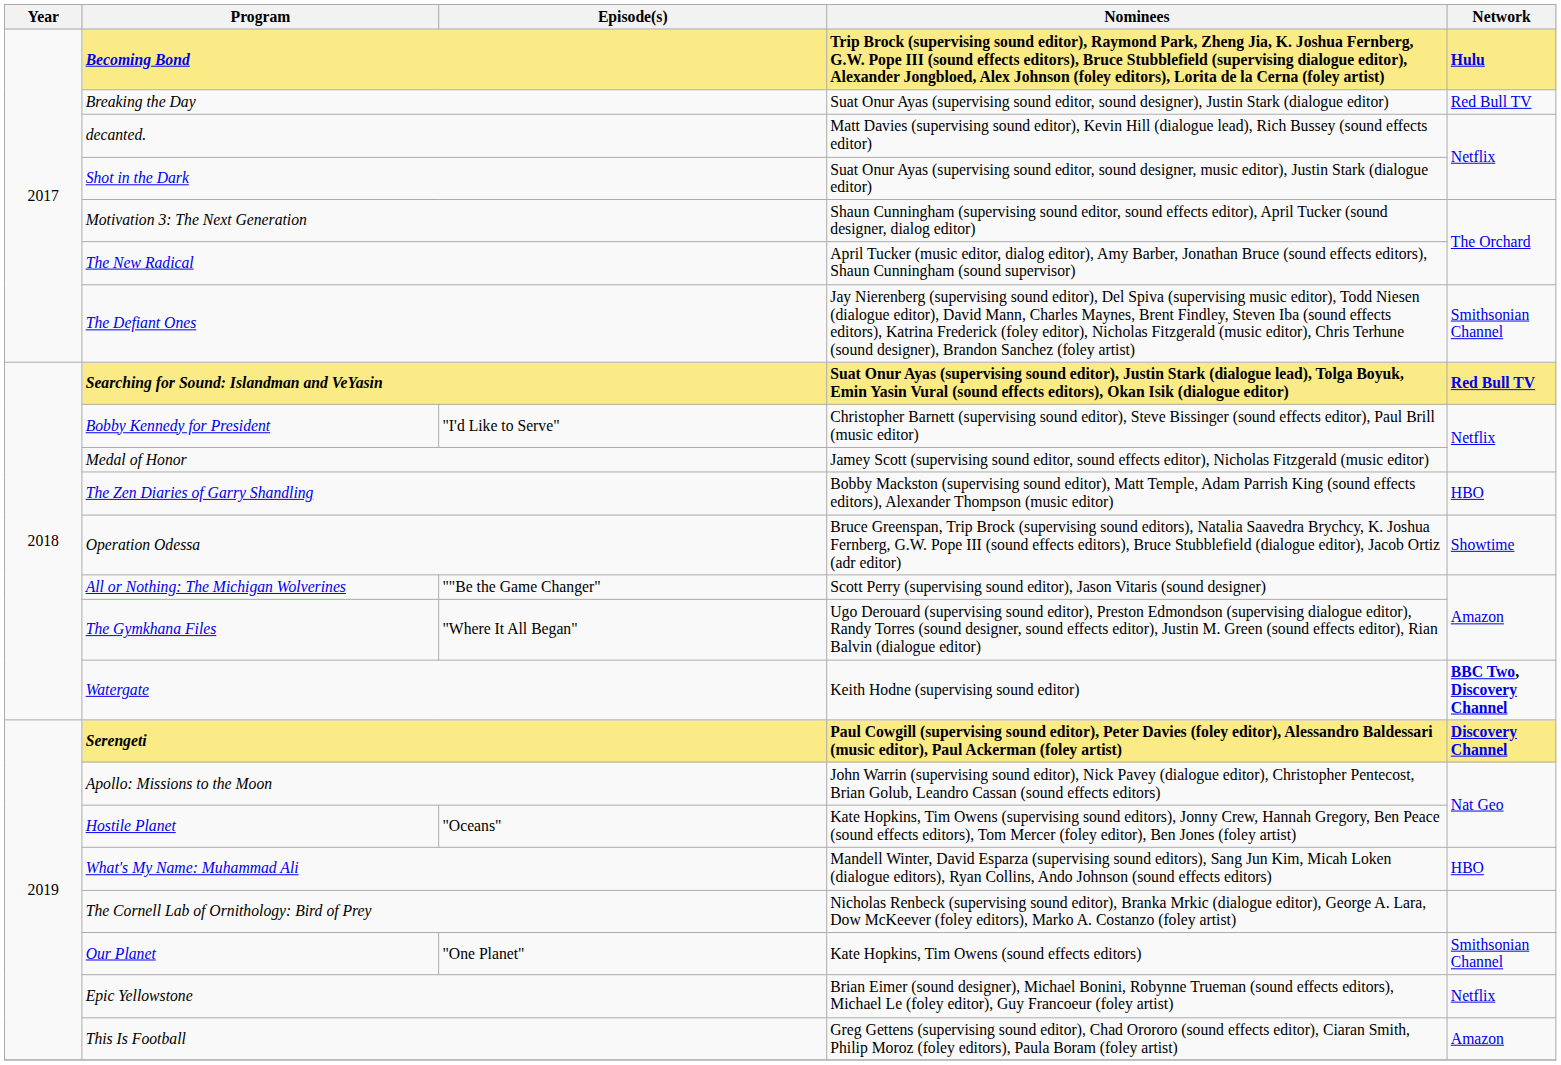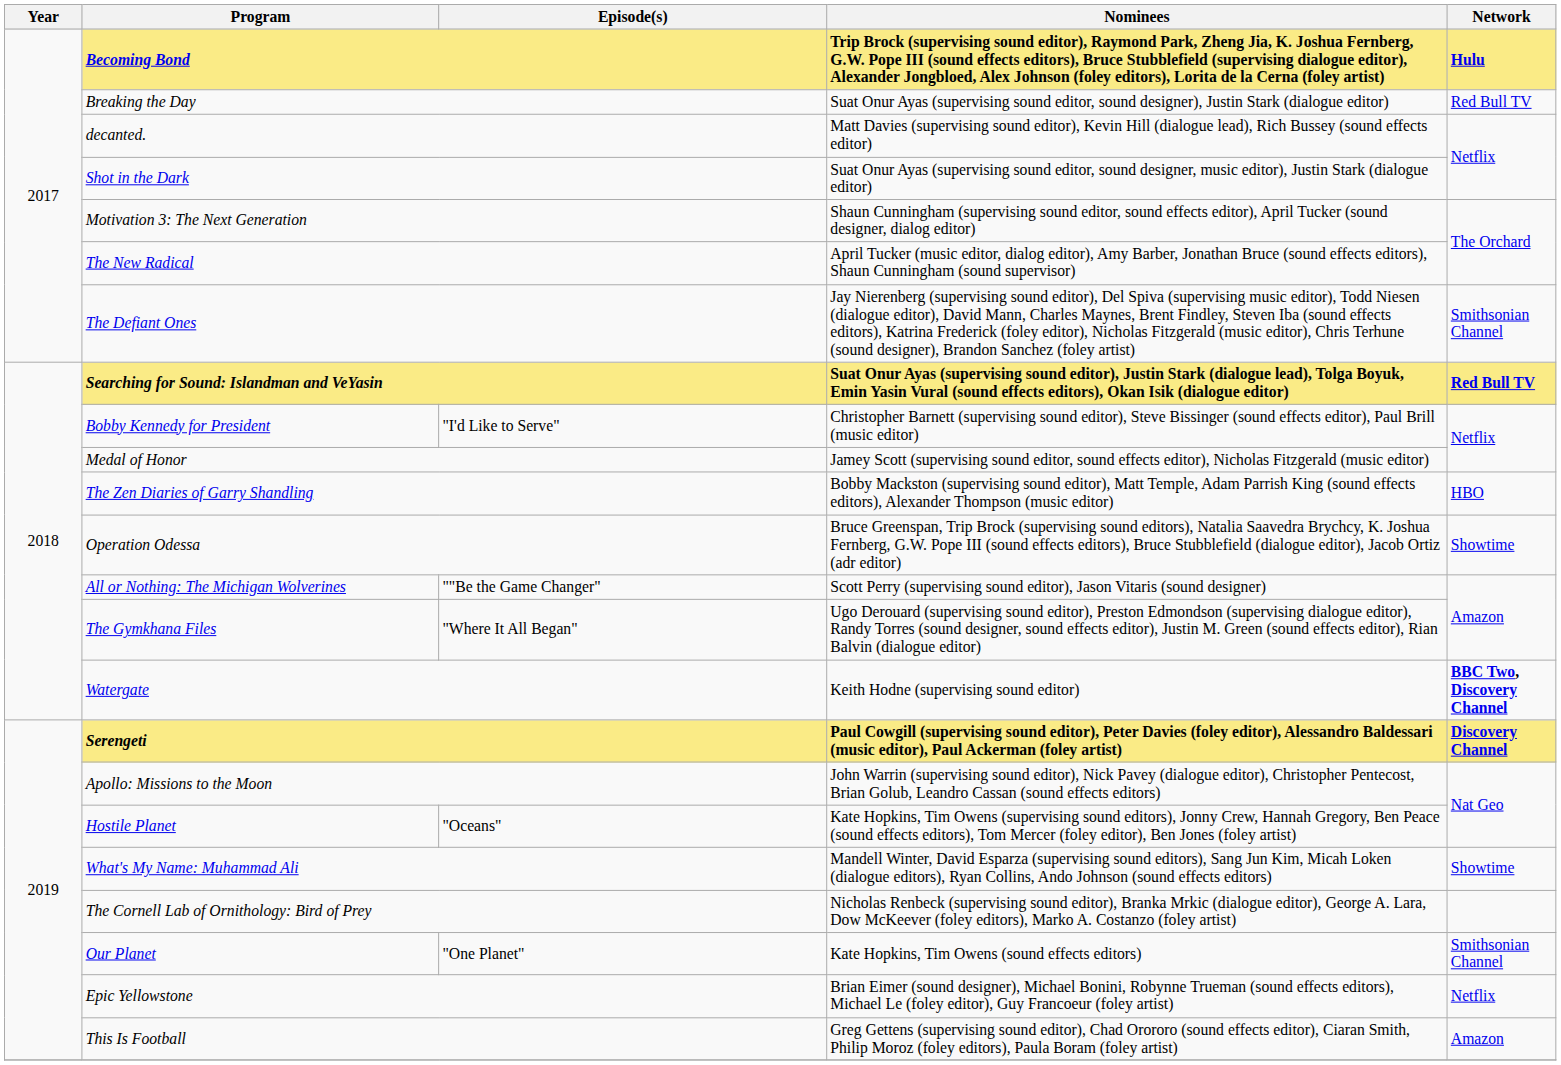(1467, 868) HBO -> (1483, 868) Showtime
